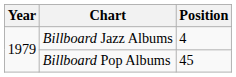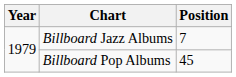(183, 38) 4 -> (183, 38) 7
